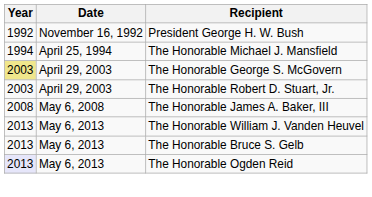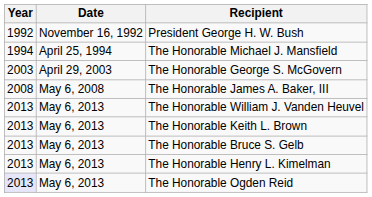(20, 70) khaki background -> (20, 70) no background
- row: (241, 88)
+ row: (228, 126)
+ row: (239, 164)
